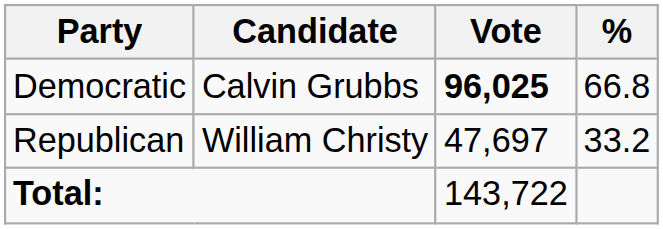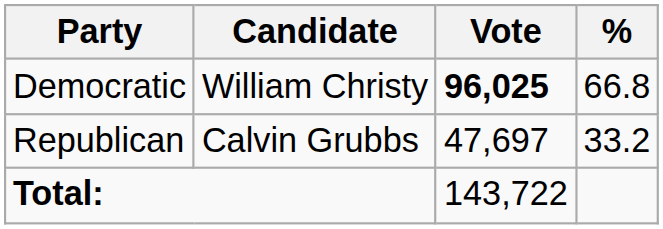(310, 85) Calvin Grubbs -> (315, 85) William Christy
(315, 140) William Christy -> (310, 140) Calvin Grubbs
